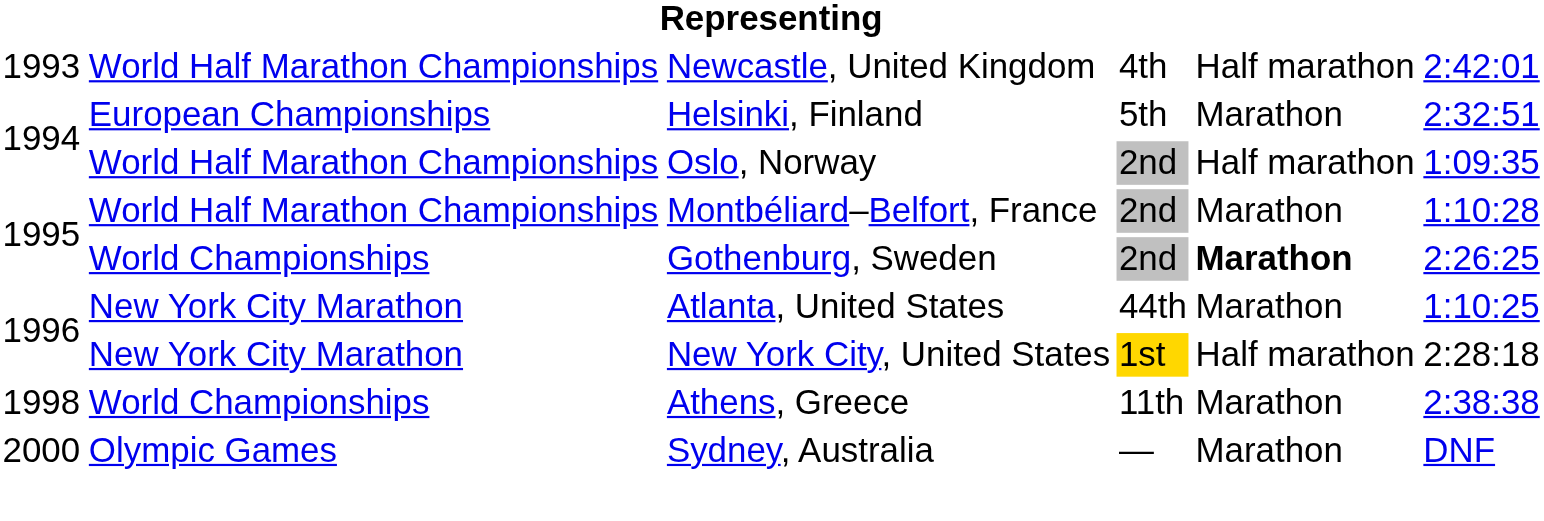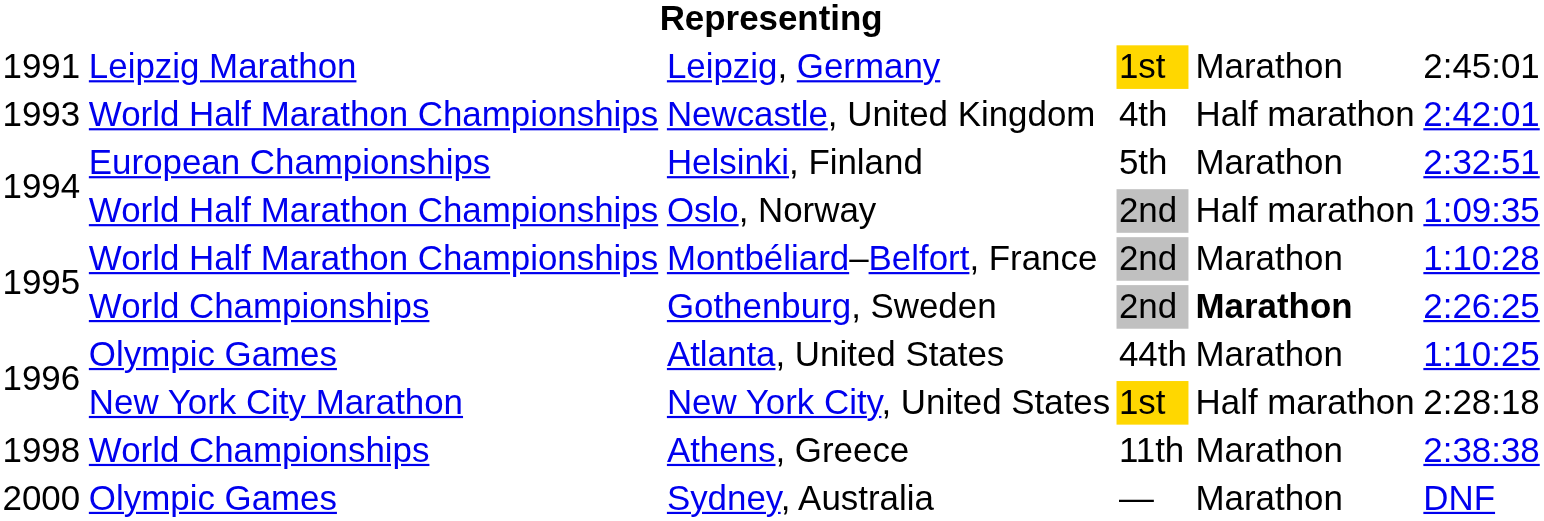+ row: (804, 66)
(276, 306) New York City Marathon -> (213, 354) Olympic Games
